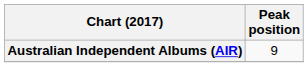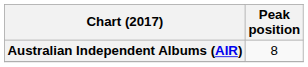(274, 51) 9 -> (274, 51) 8
